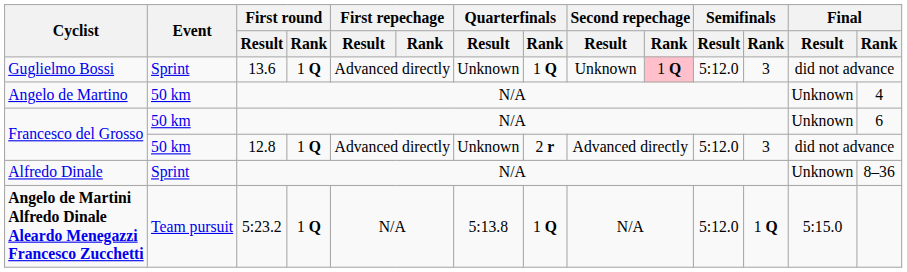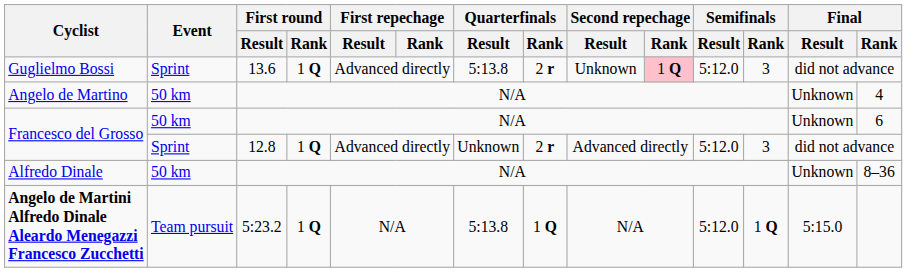(488, 69) Unknown -> (488, 69) 5:13.8
(545, 69) 1 Q -> (545, 69) 2 r
(171, 147) 50 km -> (170, 147) Sprint
(170, 173) Sprint -> (171, 173) 50 km
